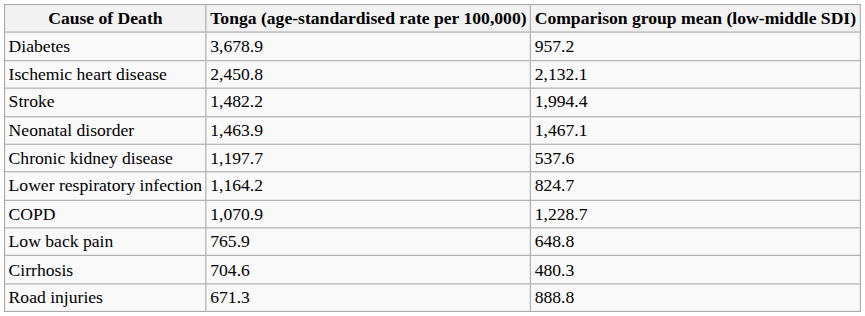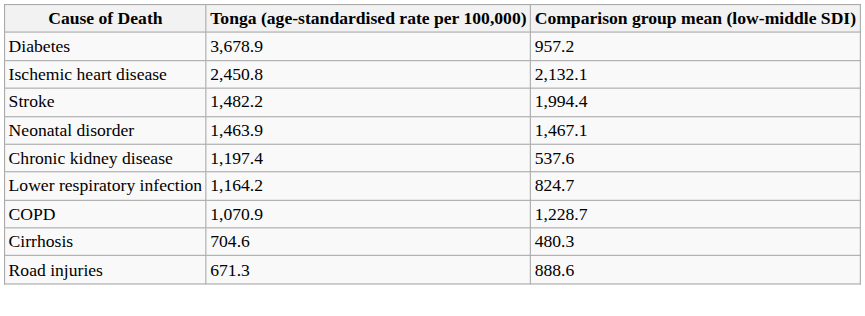(237, 158) 1,197.7 -> (237, 158) 1,197.4
- row: (61, 241)
(554, 297) 888.8 -> (554, 269) 888.6
